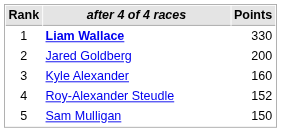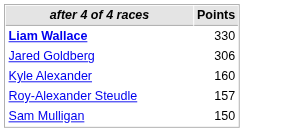- column: (24, 15)
(262, 56) 200 -> (225, 56) 306
(262, 96) 152 -> (225, 96) 157
